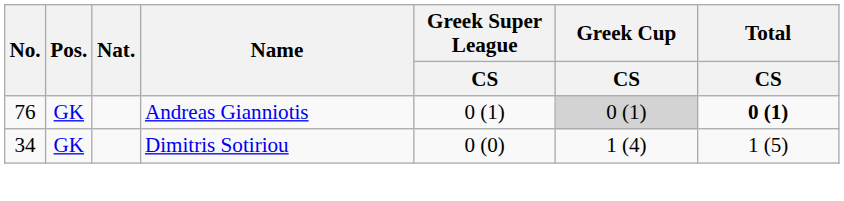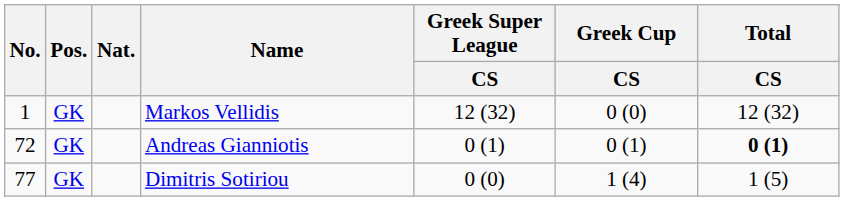+ row: (212, 111)
(25, 111) 76 -> (25, 145) 72
(626, 111) lightgrey background -> (626, 145) no background
(25, 145) 34 -> (25, 178) 77
